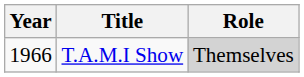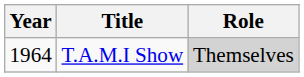(31, 54) 1966 -> (31, 54) 1964
